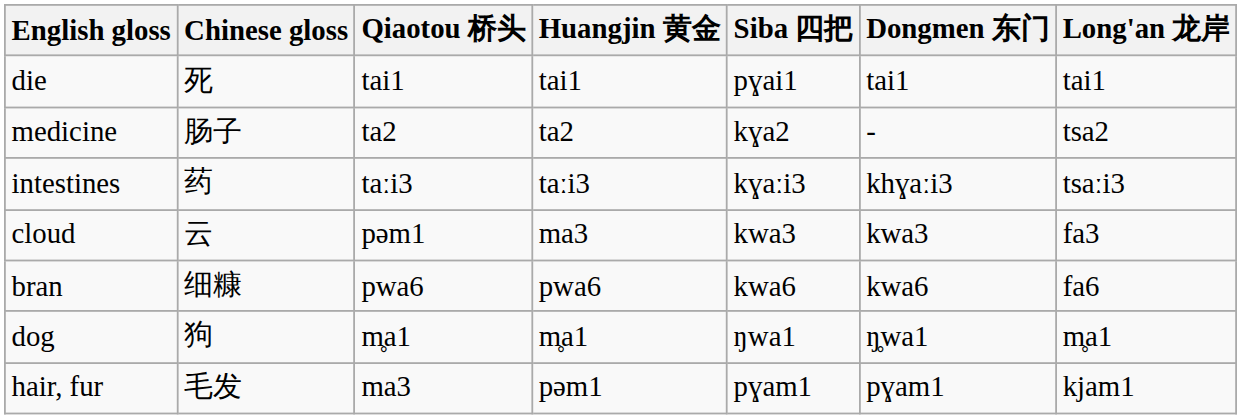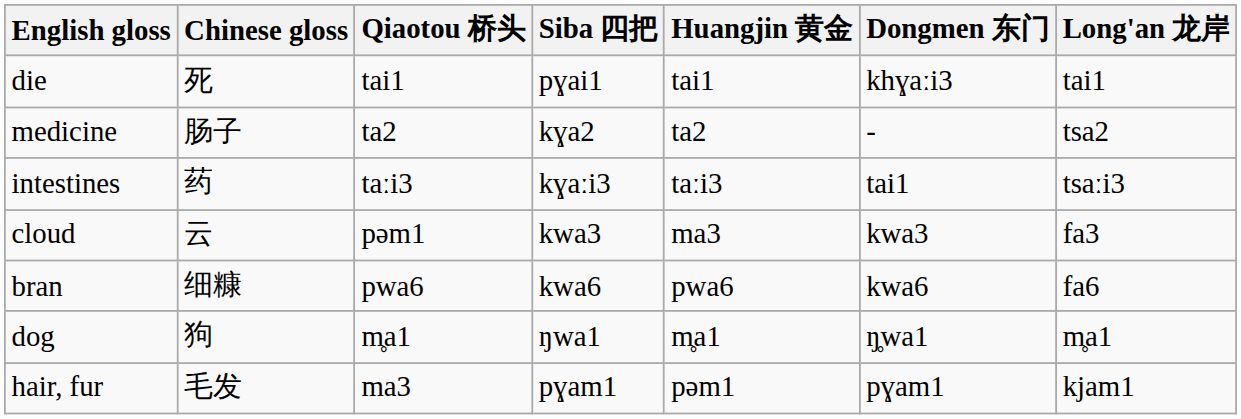columns swapped: (630, 29) <-> (793, 29)
(888, 81) tai1 -> (909, 81) khɣaːi3
(909, 183) khɣaːi3 -> (888, 183) tai1
